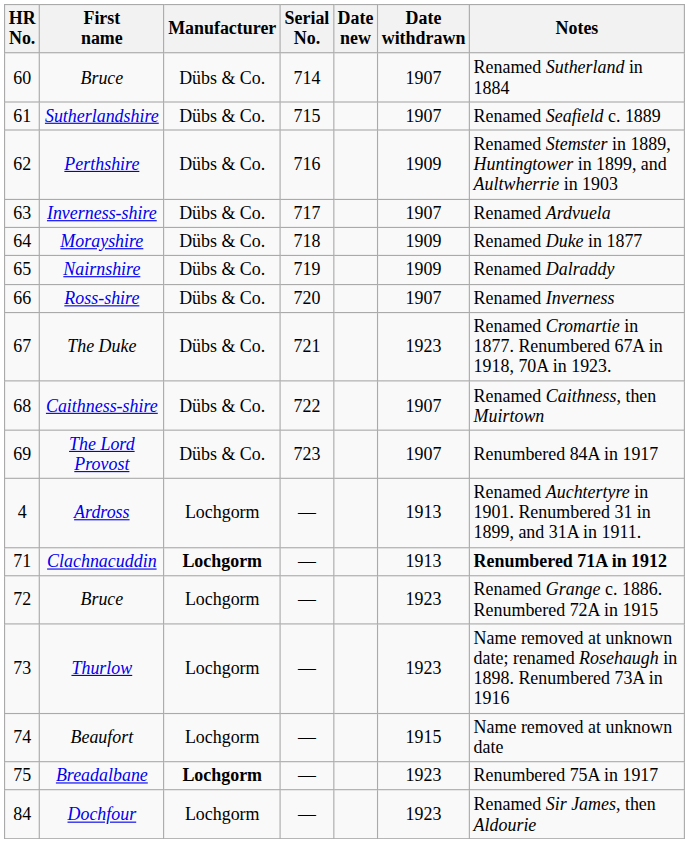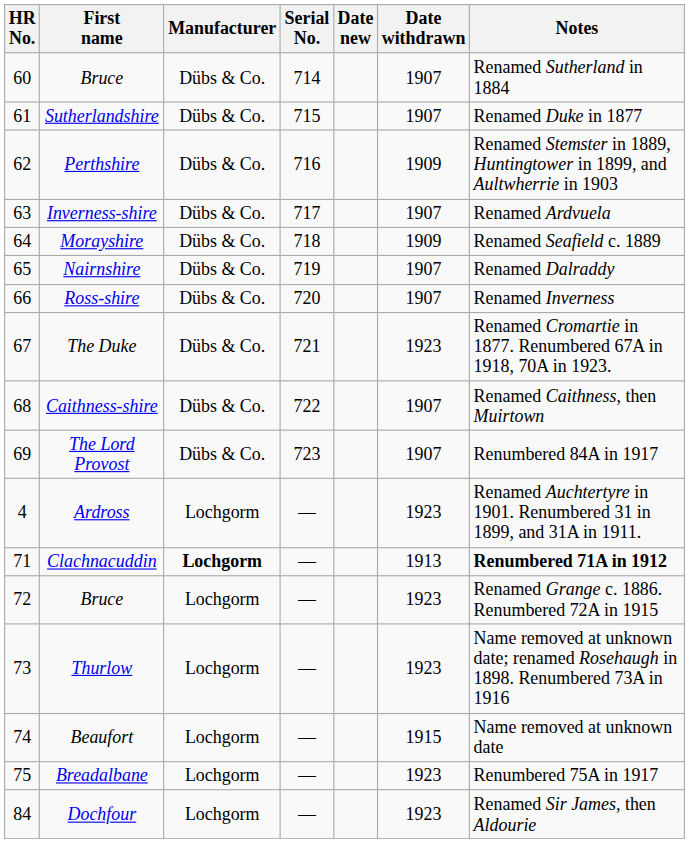(567, 115) Renamed Seafield c. 1889 -> (558, 115) Renamed Duke in 1877
(558, 241) Renamed Duke in 1877 -> (567, 241) Renamed Seafield c. 1889
(424, 269) 1909 -> (424, 269) 1907
(424, 512) 1913 -> (424, 512) 1923
(222, 775) bold -> (222, 775) normal
